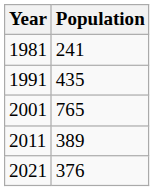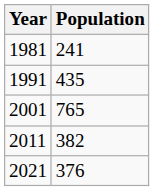(70, 140) 389 -> (70, 140) 382
